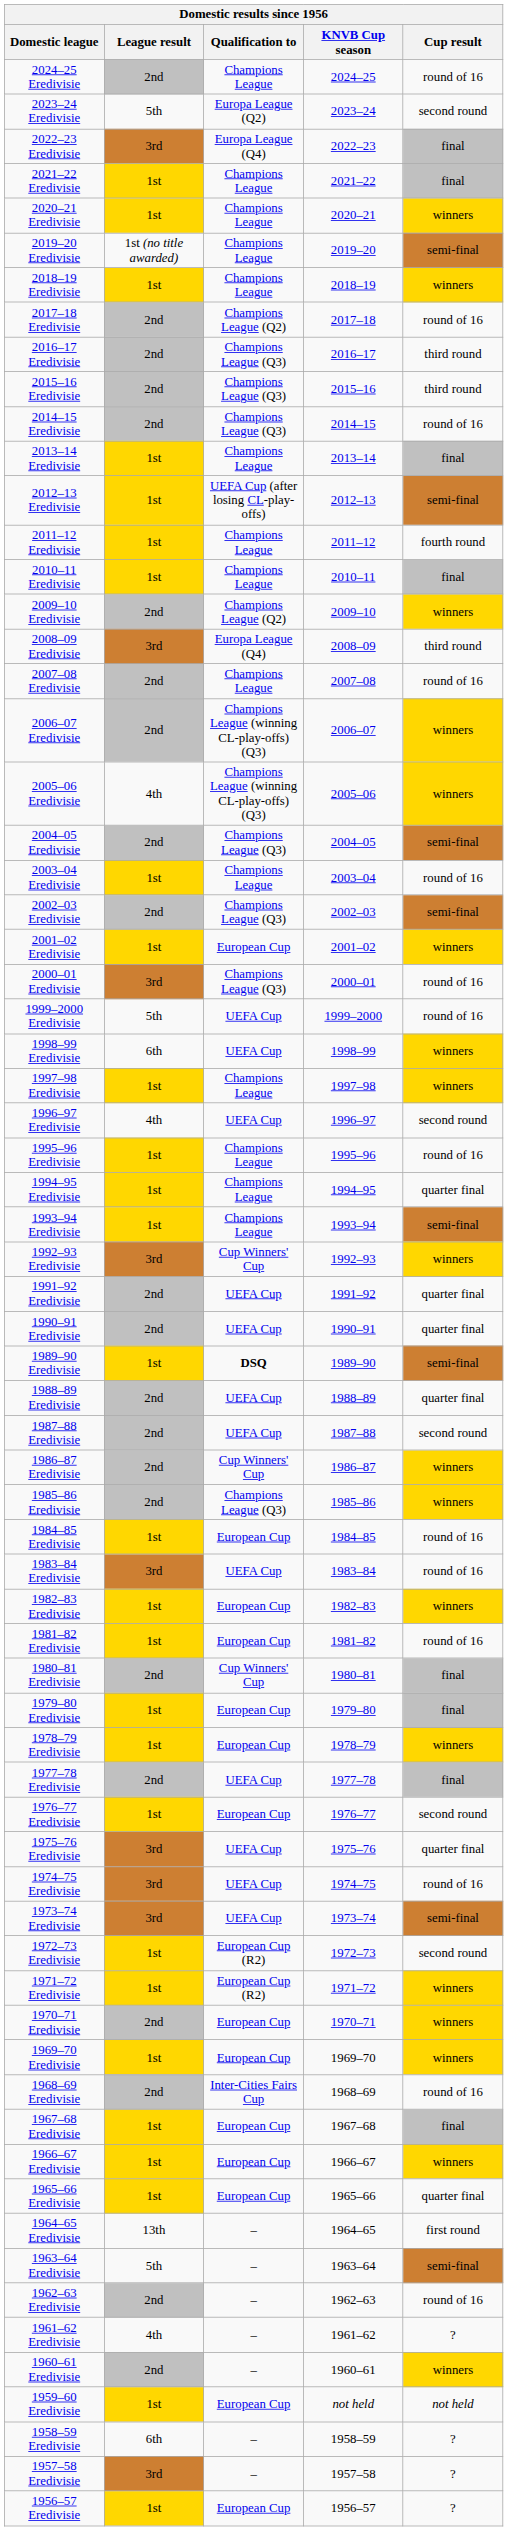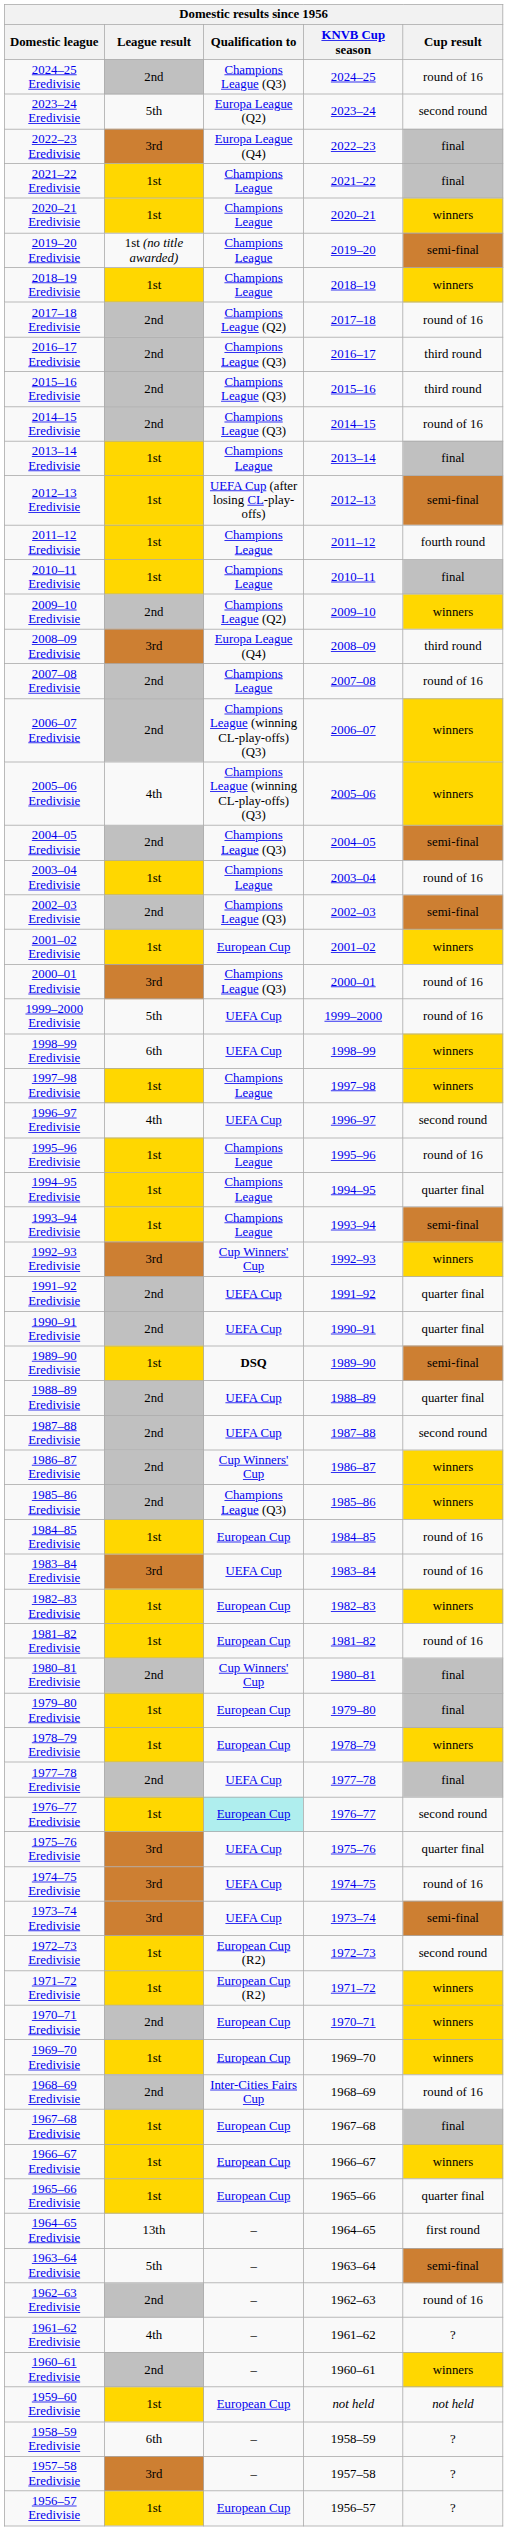(254, 76) Champions League -> (254, 76) Champions League (Q3)
(254, 1814) no background -> (254, 1814) paleturquoise background
